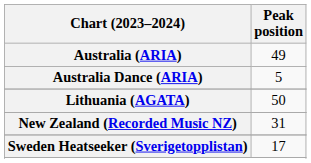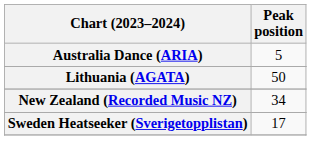- row: (128, 54)
(279, 123) 31 -> (279, 100) 34
